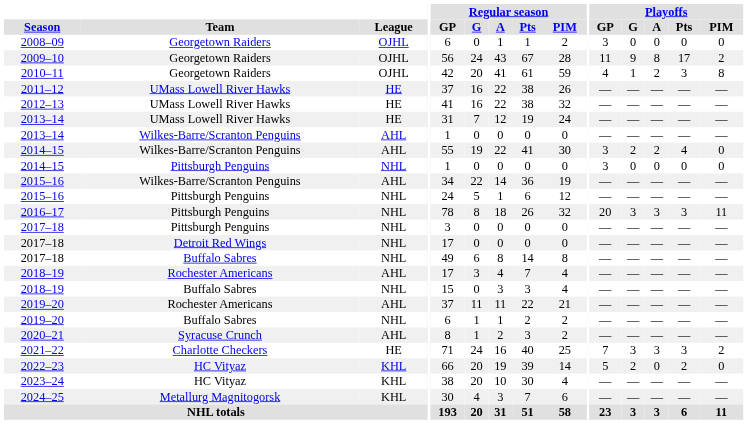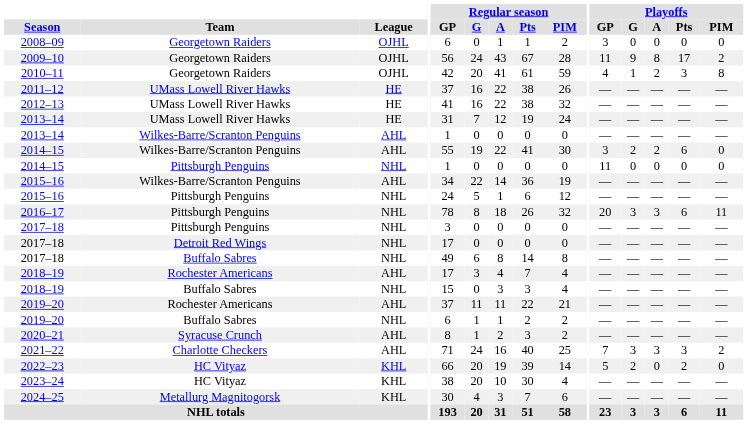(684, 150) 4 -> (684, 150) 6
(605, 165) 3 -> (605, 165) 11
(684, 212) 3 -> (684, 212) 6
(394, 350) HE -> (394, 350) AHL
